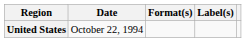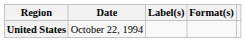columns swapped: (170, 12) <-> (215, 12)
